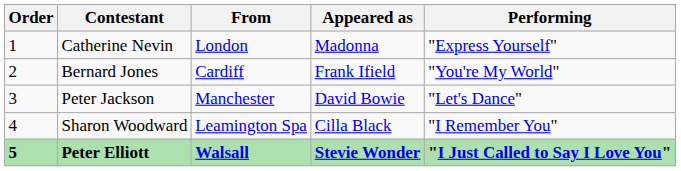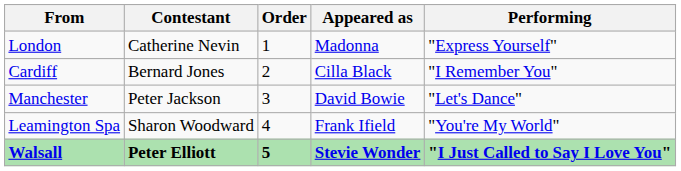columns swapped: (31, 17) <-> (251, 17)
(355, 71) Frank Ifield -> (353, 71) Cilla Black
(494, 71) "You're My World" -> (493, 71) "I Remember You"
(353, 125) Cilla Black -> (355, 125) Frank Ifield
(493, 125) "I Remember You" -> (494, 125) "You're My World"
